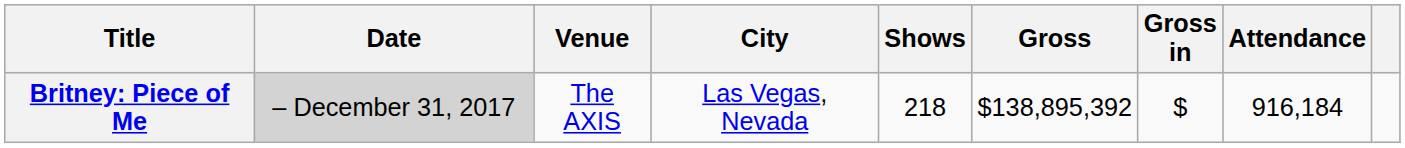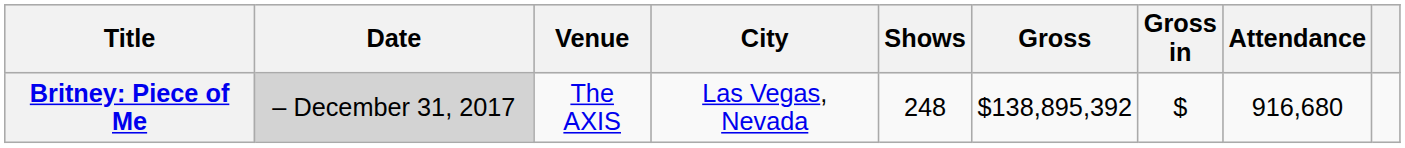(925, 107) 218 -> (925, 107) 248
(1297, 107) 916,184 -> (1297, 107) 916,680
